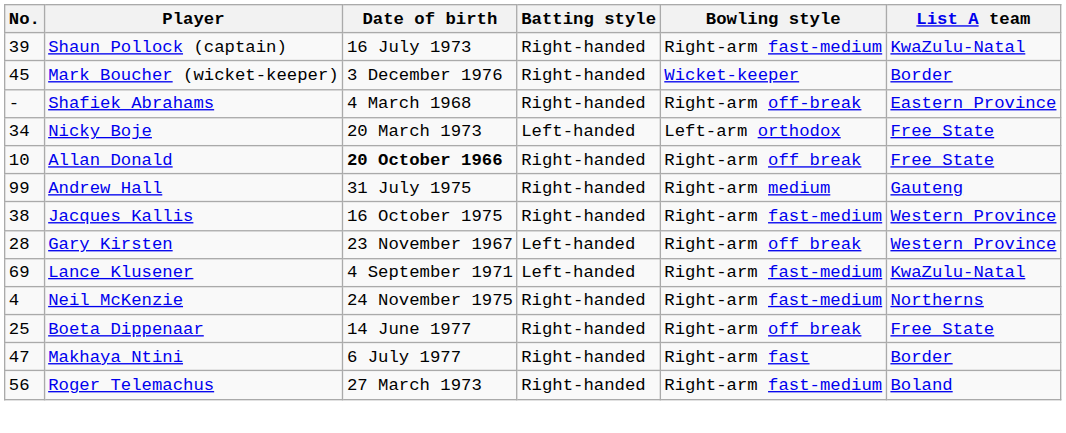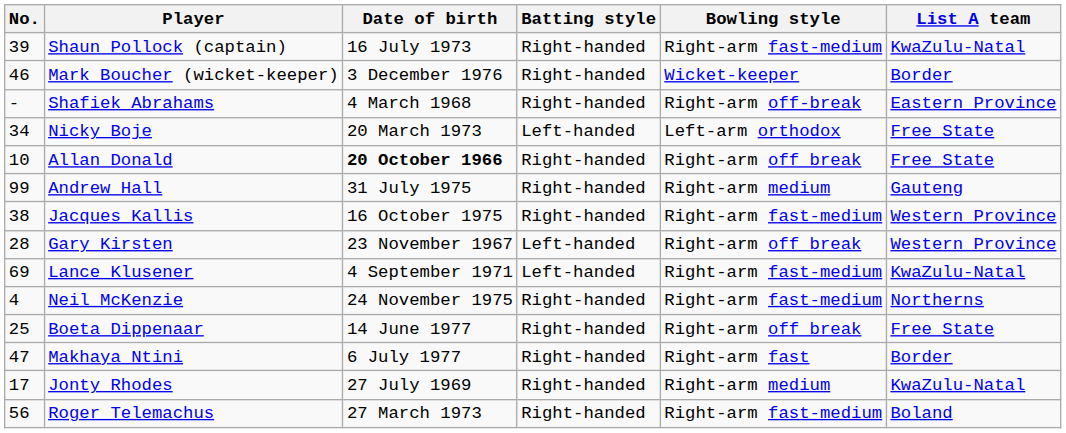(19, 75) 45 -> (19, 75) 46
+ row: (110, 385)
